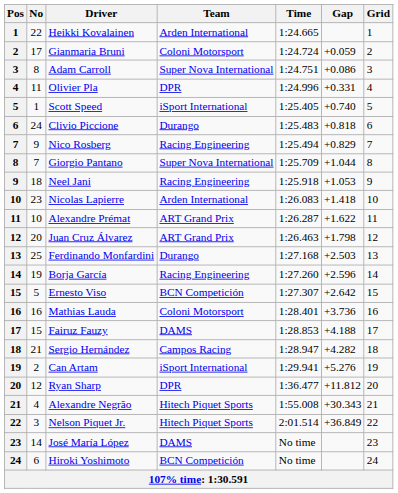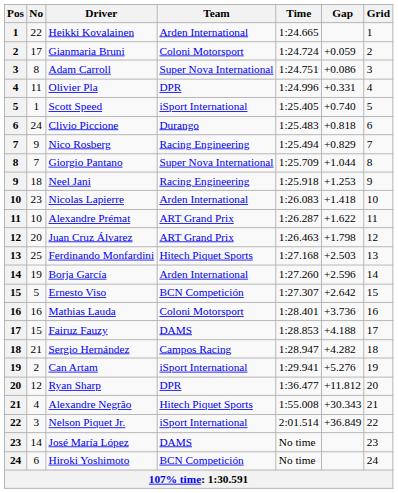(340, 181) +1.053 -> (340, 181) +1.253
(179, 255) Durango -> (206, 255) Hitech Piquet Sports
(204, 274) Racing Engineering -> (204, 274) Arden International
(206, 423) Hitech Piquet Sports -> (203, 423) iSport International
